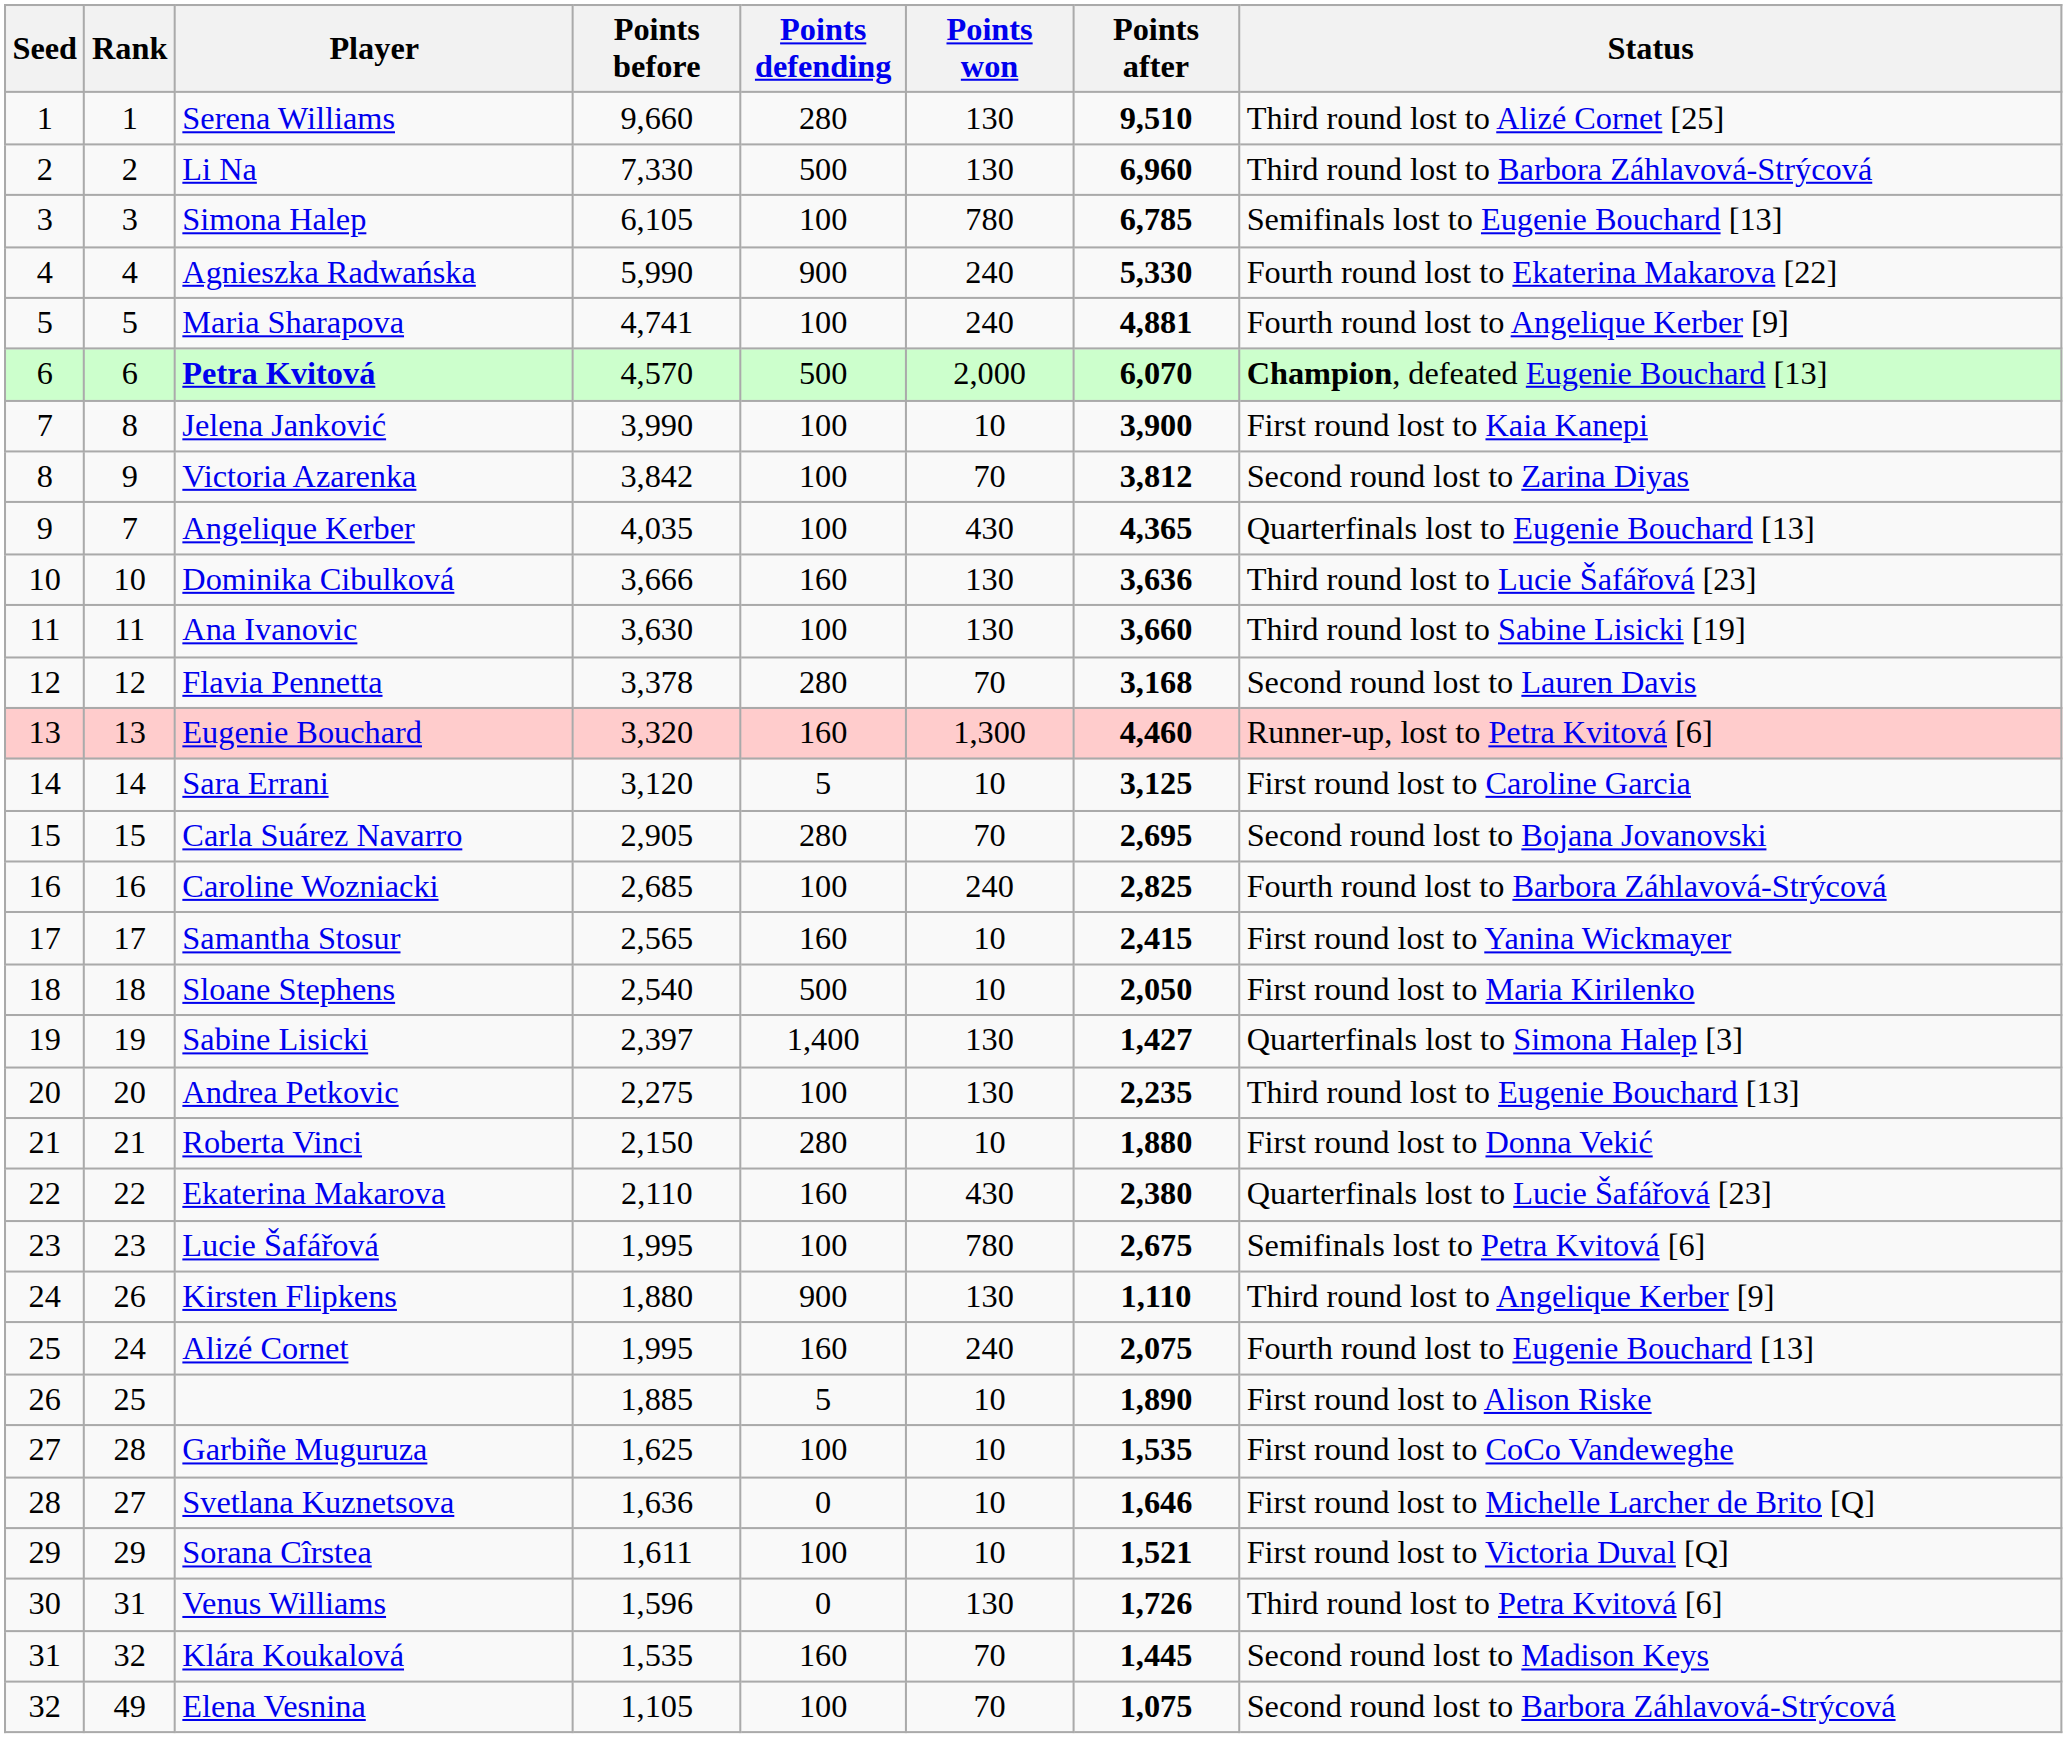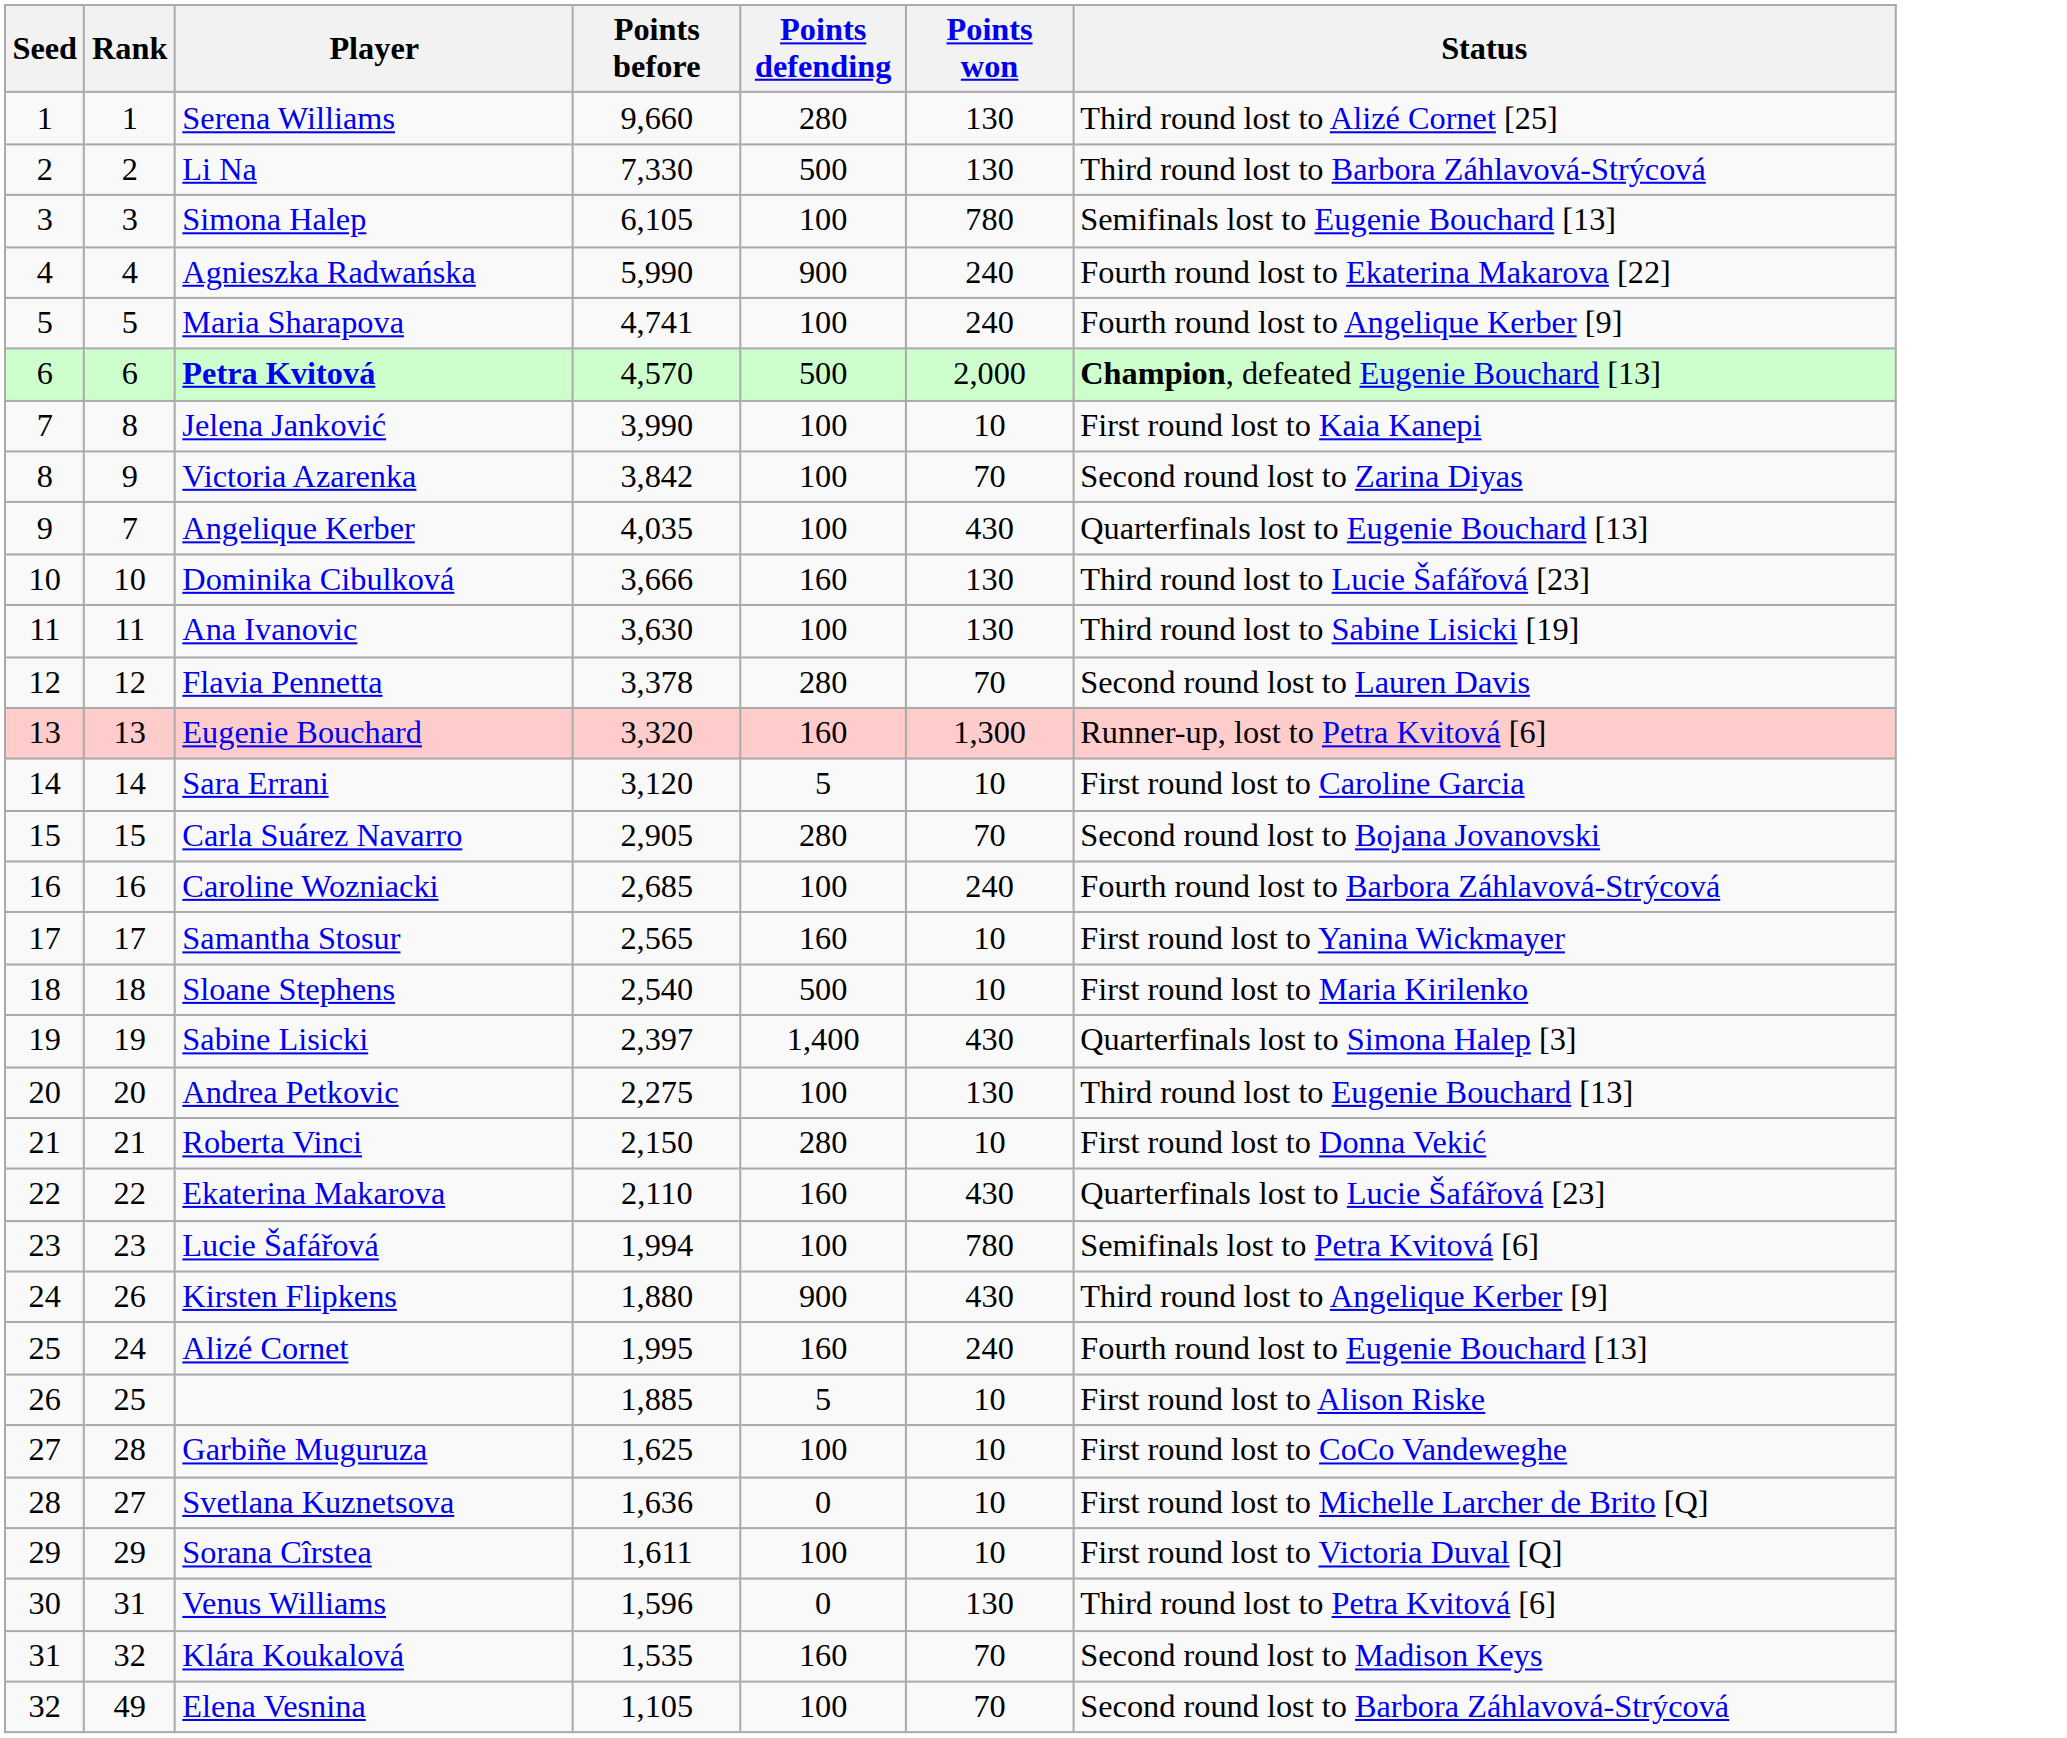- column: (1156, 48)
(990, 1040) 130 -> (990, 1040) 430
(657, 1245) 1,995 -> (657, 1245) 1,994
(990, 1296) 130 -> (990, 1296) 430
